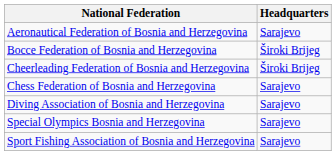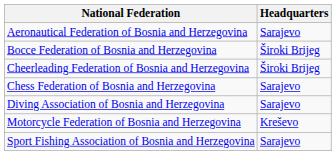+ row: (124, 123)
- row: (106, 123)
